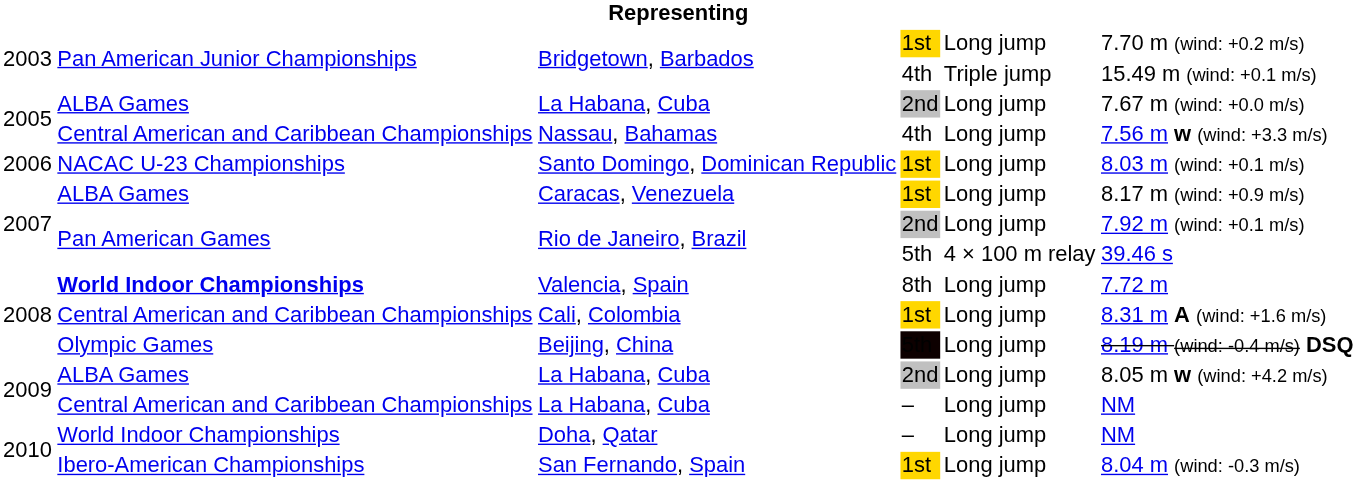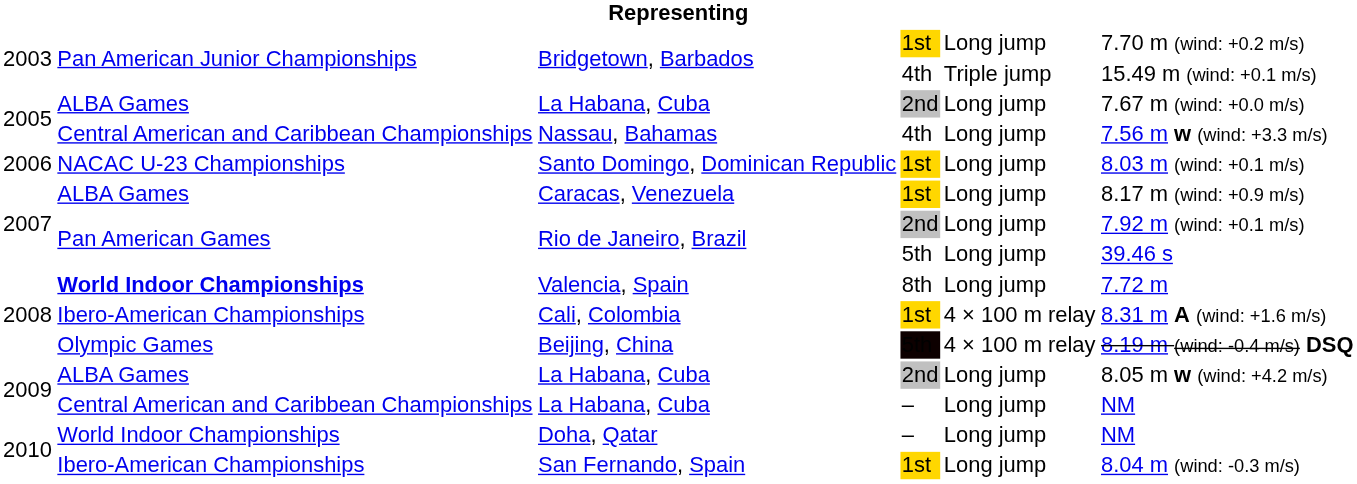(1020, 254) 4 × 100 m relay -> (995, 254) Long jump
(295, 314) Central American and Caribbean Championships -> (211, 314) Ibero-American Championships
(995, 314) Long jump -> (1020, 314) 4 × 100 m relay
(995, 344) Long jump -> (1020, 344) 4 × 100 m relay
